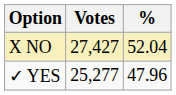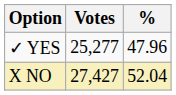rows swapped: (30, 46) <-> (35, 76)
